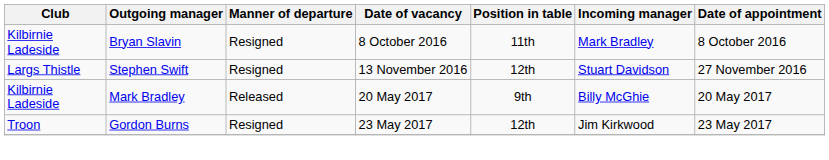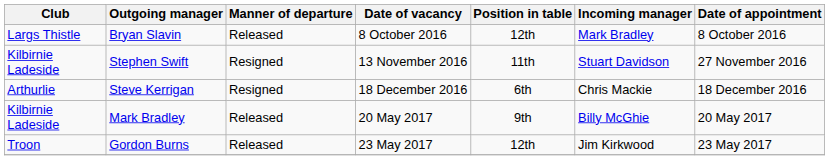(33, 42) Kilbirnie Ladeside -> (44, 34) Largs Thistle
(256, 42) Resigned -> (256, 34) Released
(523, 42) 11th -> (523, 34) 12th
(44, 69) Largs Thistle -> (33, 62) Kilbirnie Ladeside
(523, 69) 12th -> (523, 62) 11th
+ row: (152, 89)
(256, 124) Resigned -> (256, 144) Released
